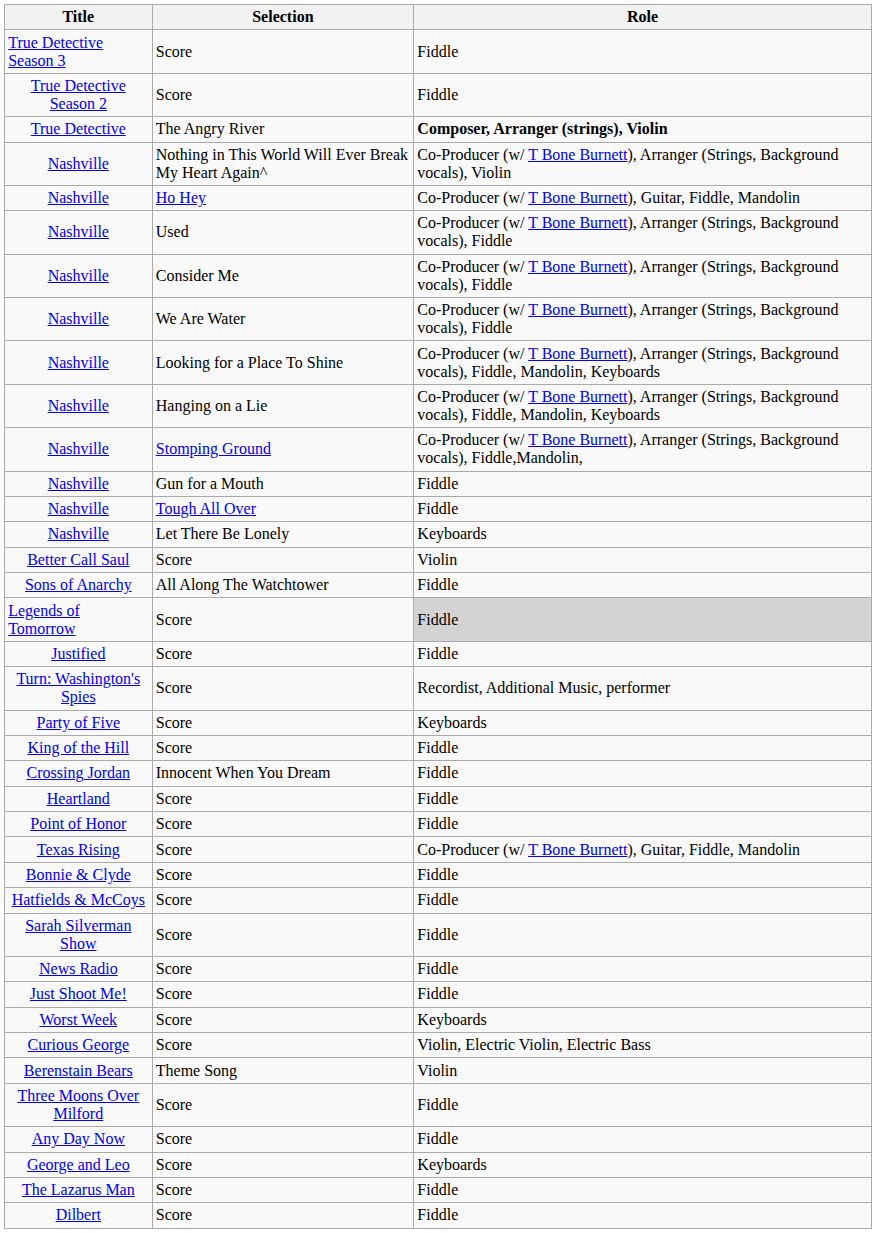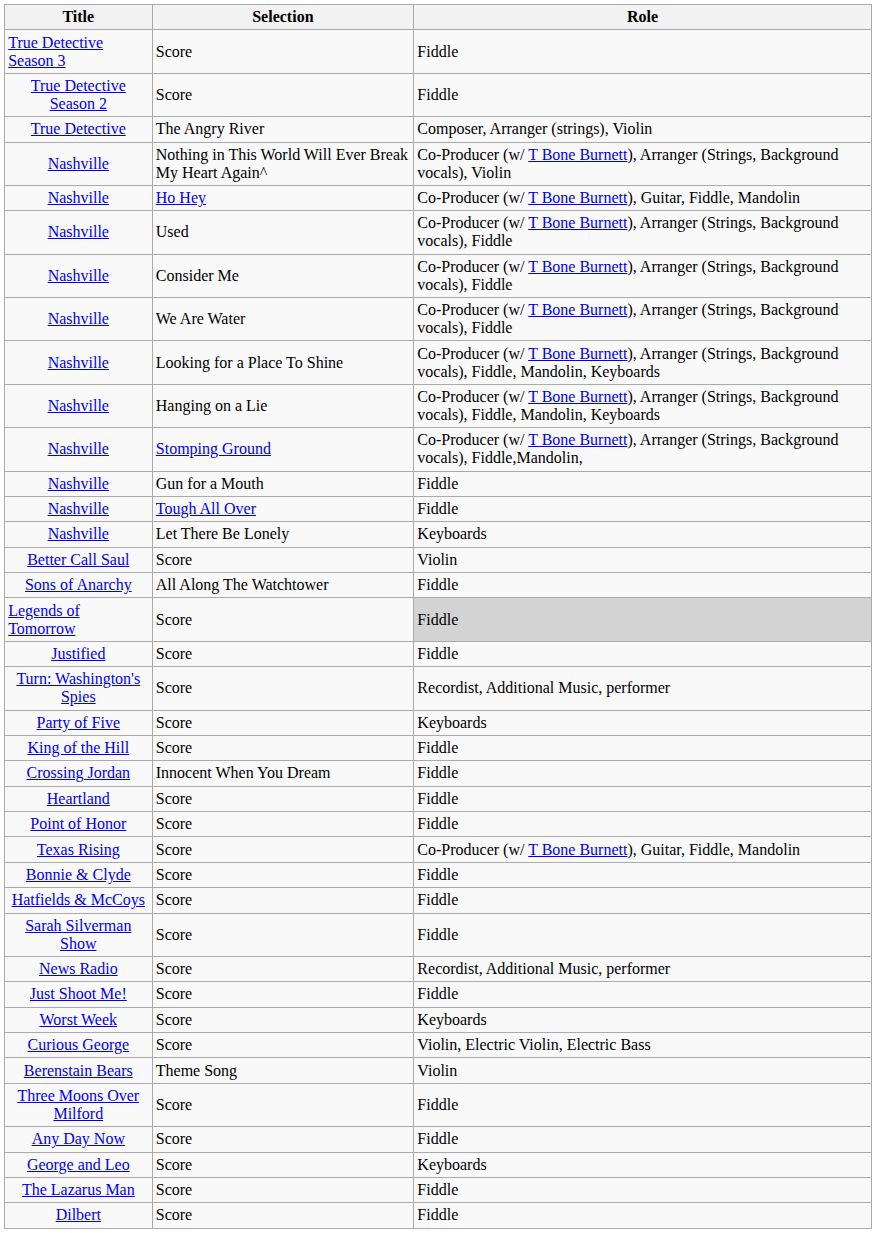(542, 129) bold -> (535, 129) normal
(438, 969) Fiddle -> (544, 969) Recordist, Additional Music, performer
